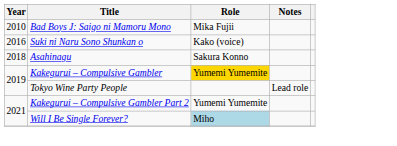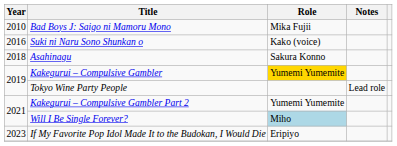+ row: (148, 133)
